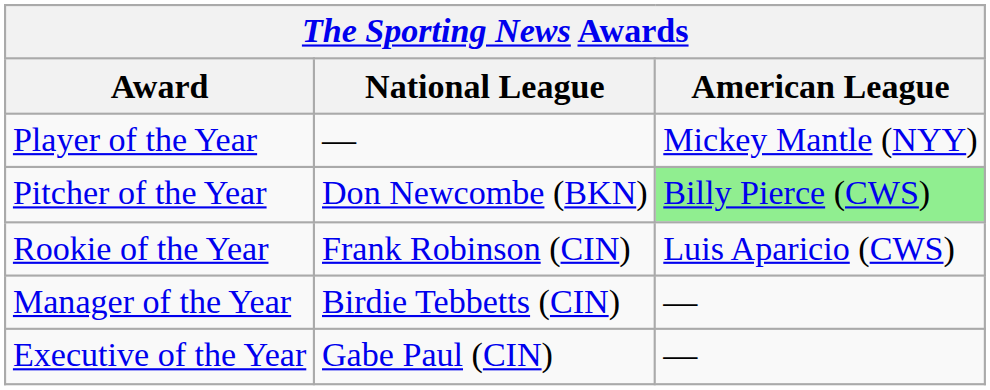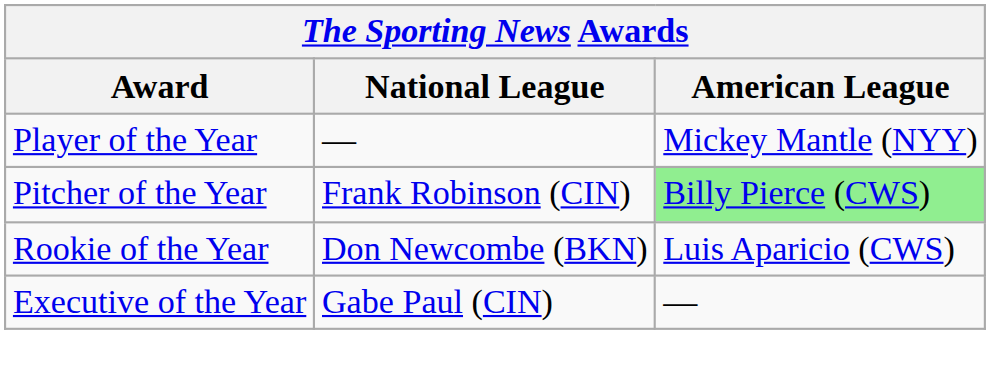(485, 193) Don Newcombe (BKN) -> (476, 193) Frank Robinson (CIN)
(476, 247) Frank Robinson (CIN) -> (485, 247) Don Newcombe (BKN)
- row: (152, 301)
